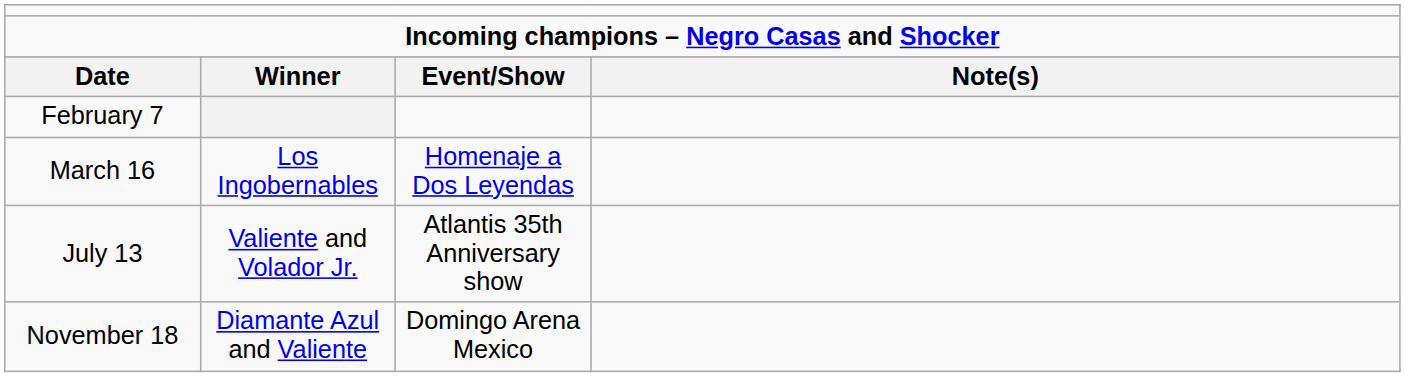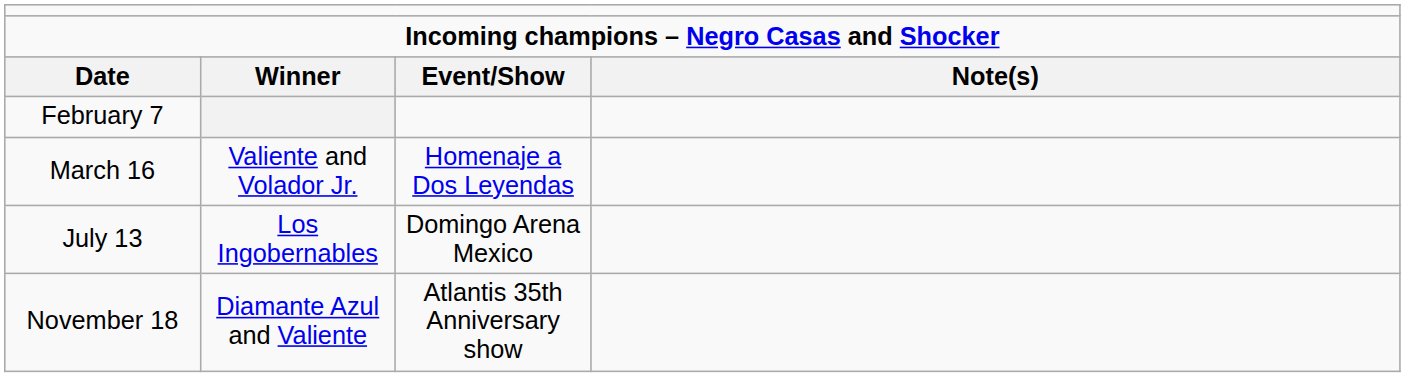(298, 170) Los Ingobernables -> (298, 170) Valiente and Volador Jr.
(298, 253) Valiente and Volador Jr. -> (298, 239) Los Ingobernables
(493, 253) Atlantis 35th Anniversary show -> (493, 239) Domingo Arena Mexico
(493, 336) Domingo Arena Mexico -> (493, 321) Atlantis 35th Anniversary show
